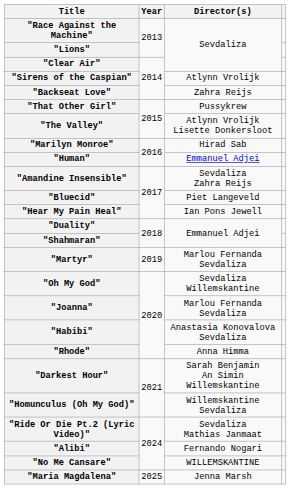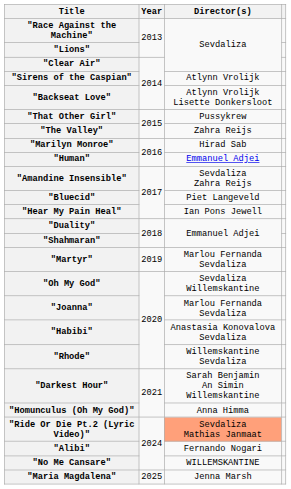(223, 92) Zahra Reijs -> (223, 97) Atlynn Vrolijk Lisette Donkersloot
(223, 126) Atlynn Vrolijk Lisette Donkersloot -> (223, 131) Zahra Reijs
(223, 351) Anna Himma -> (223, 357) Willemskantine Sevdaliza
(223, 405) Willemskantine Sevdaliza -> (223, 410) Anna Himma
(223, 429) no background -> (223, 429) lightsalmon background
